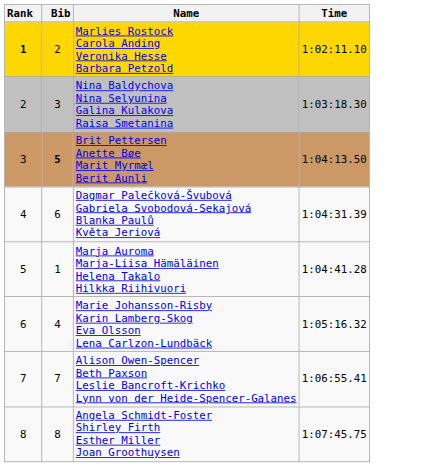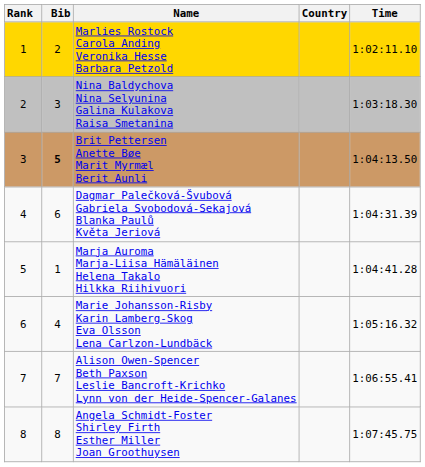+ column: (324, 13)
(23, 49) bold -> (23, 49) normal
